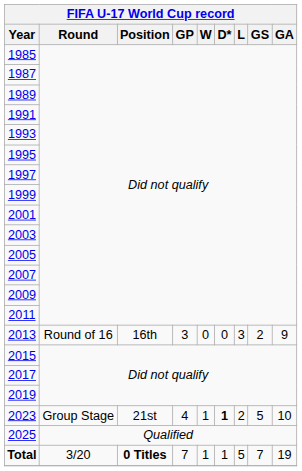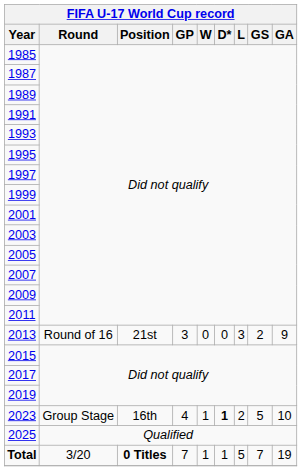(145, 335) 16th -> (145, 335) 21st
(145, 415) 21st -> (145, 415) 16th
